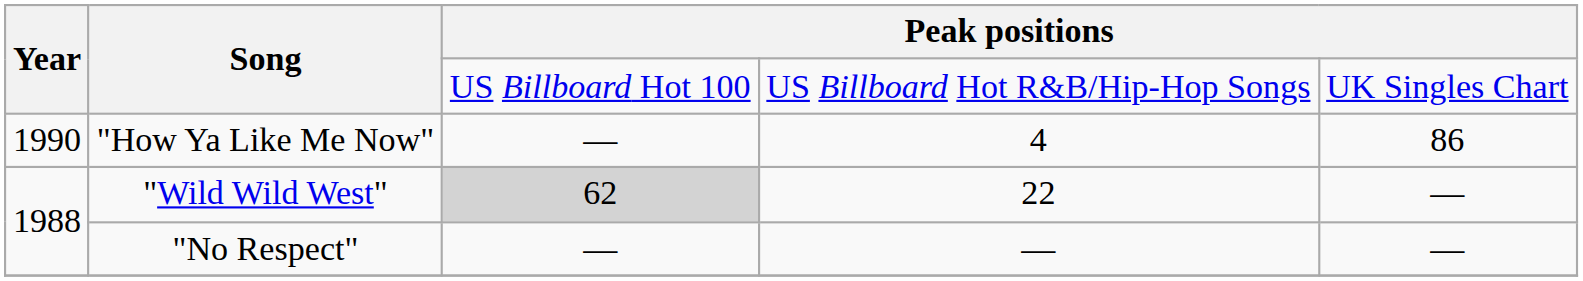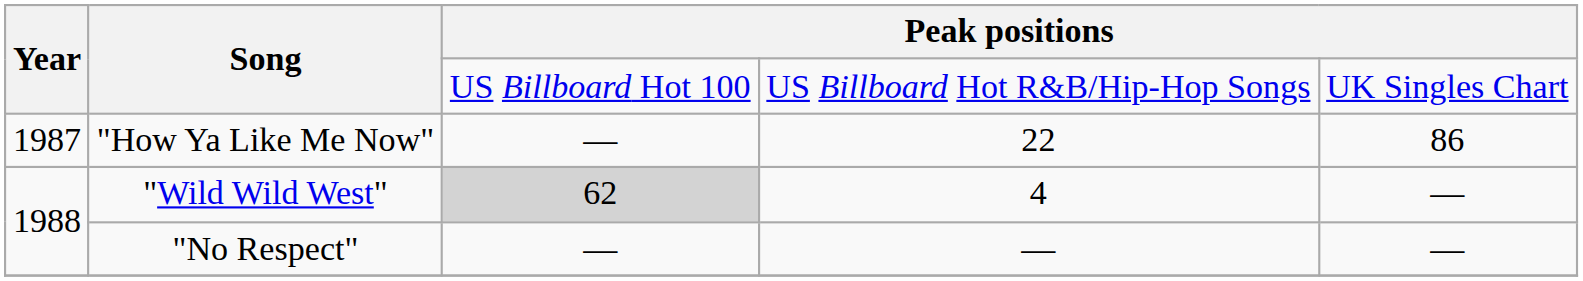(47, 139) 1990 -> (47, 139) 1987
(1038, 139) 4 -> (1038, 139) 22
(1038, 193) 22 -> (1038, 193) 4
